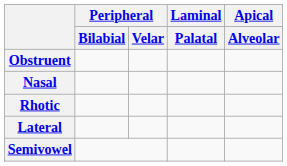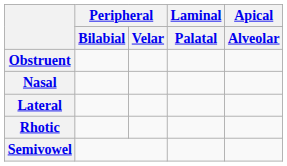rows swapped: (40, 127) <-> (40, 104)
